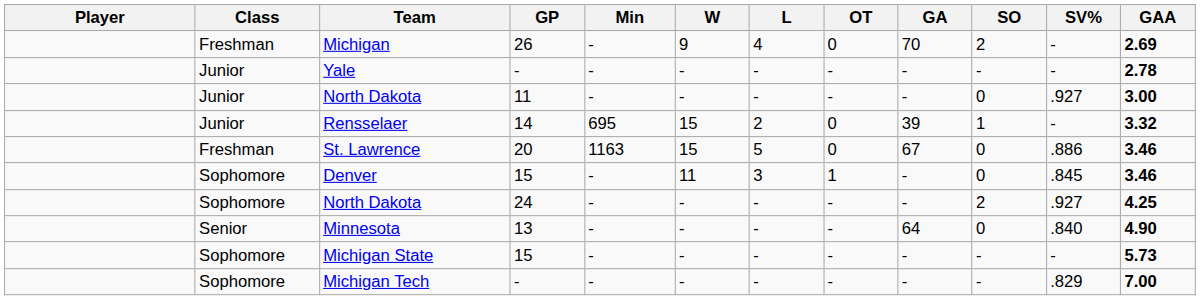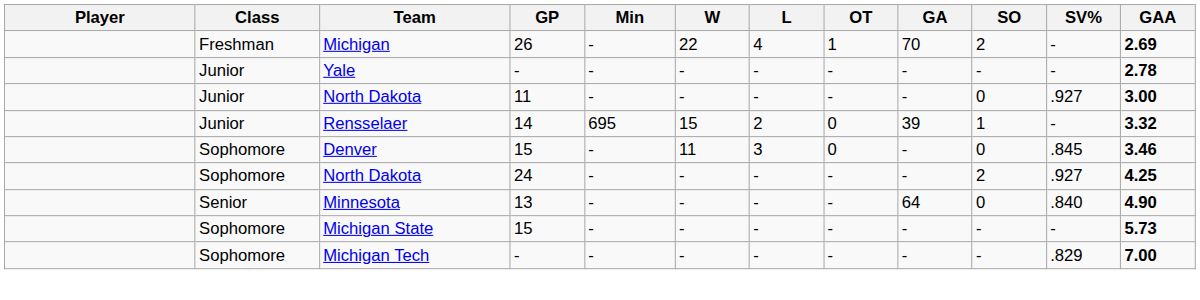(684, 44) 9 -> (688, 44) 22
(832, 44) 0 -> (832, 44) 1
- row: (372, 149)
(832, 176) 1 -> (832, 149) 0
